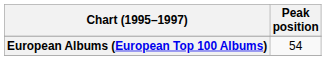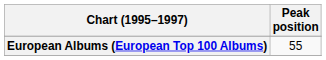(296, 45) 54 -> (296, 45) 55
